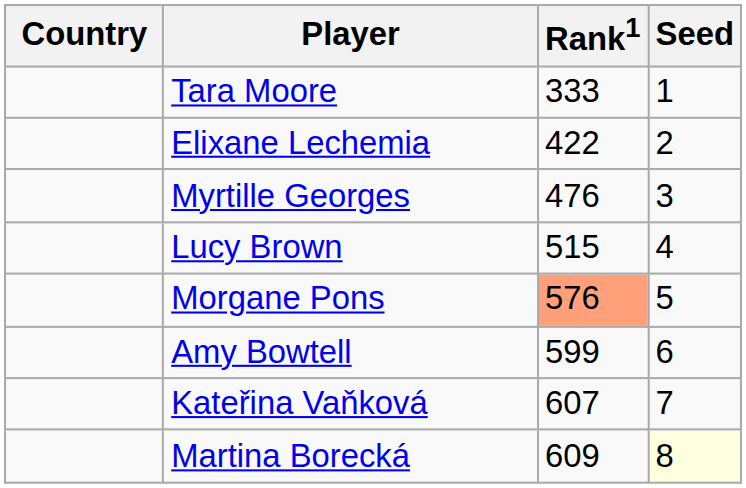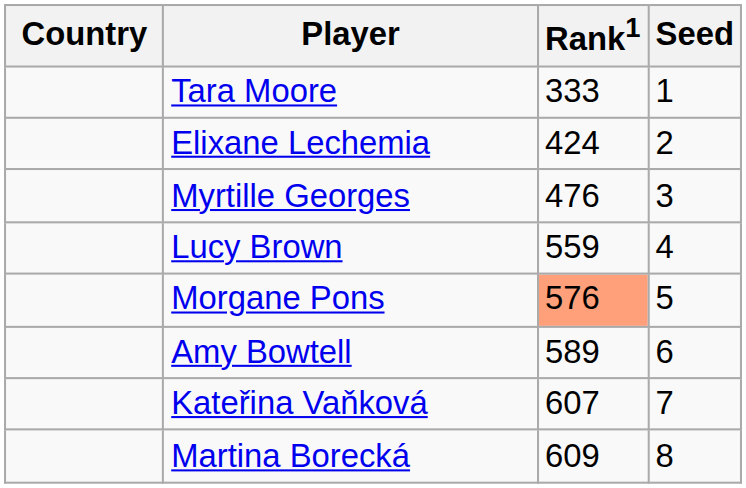(572, 143) 422 -> (572, 143) 424
(572, 247) 515 -> (572, 247) 559
(572, 351) 599 -> (572, 351) 589
(665, 455) lightyellow background -> (665, 455) no background
